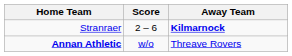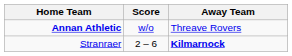rows swapped: (86, 43) <-> (101, 28)
